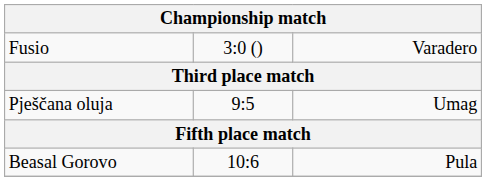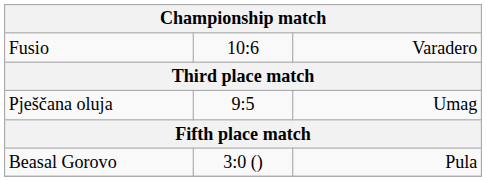(243, 47) 3:0 () -> (243, 47) 10:6
(243, 162) 10:6 -> (243, 162) 3:0 ()
